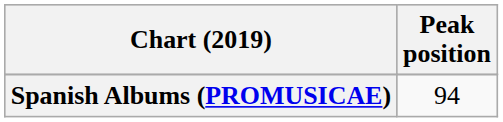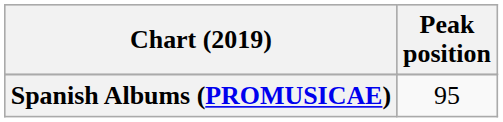(447, 95) 94 -> (447, 95) 95
